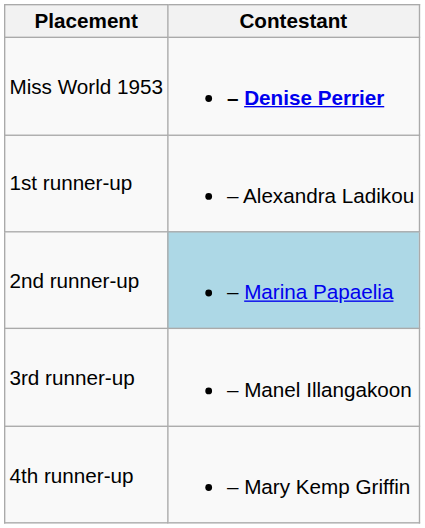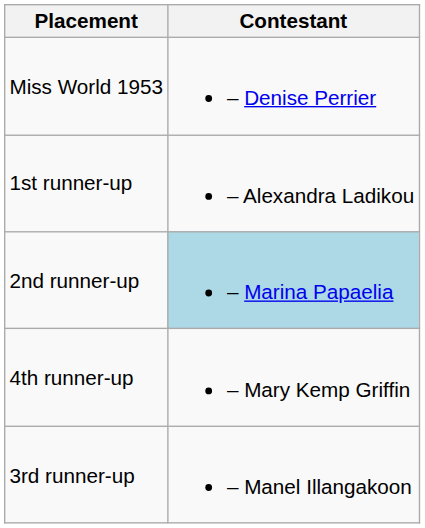(293, 98) bold -> (293, 98) normal
rows swapped: (72, 378) <-> (71, 475)
